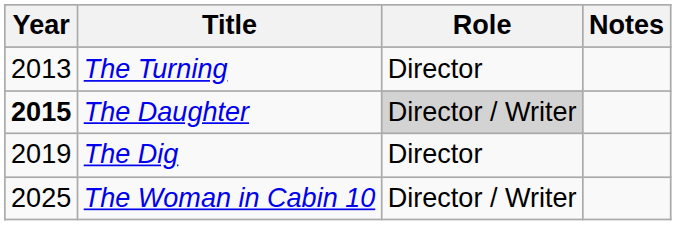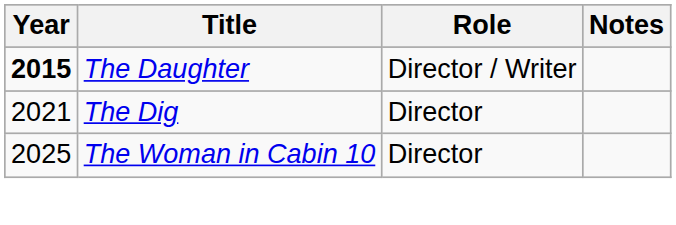- row: (156, 68)
(482, 111) lightgrey background -> (482, 68) no background
(41, 154) 2019 -> (41, 111) 2021
(482, 197) Director / Writer -> (435, 154) Director
